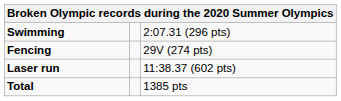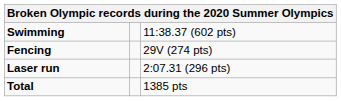(187, 31) 2:07.31 (296 pts) -> (190, 31) 11:38.37 (602 pts)
(190, 68) 11:38.37 (602 pts) -> (187, 68) 2:07.31 (296 pts)
